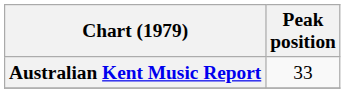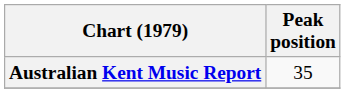(303, 72) 33 -> (303, 72) 35
